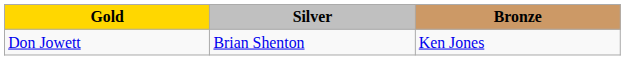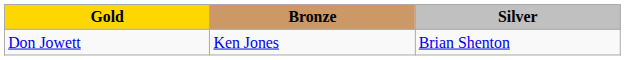columns swapped: (312, 17) <-> (518, 17)
